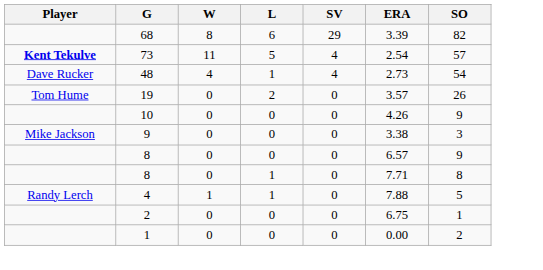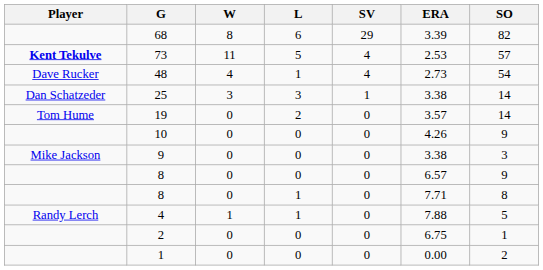(397, 54) 2.54 -> (436, 54) 2.53
+ row: (161, 94)
(460, 94) 26 -> (504, 114) 14
